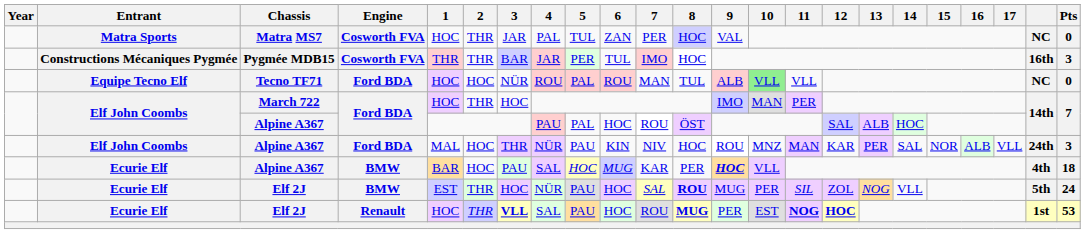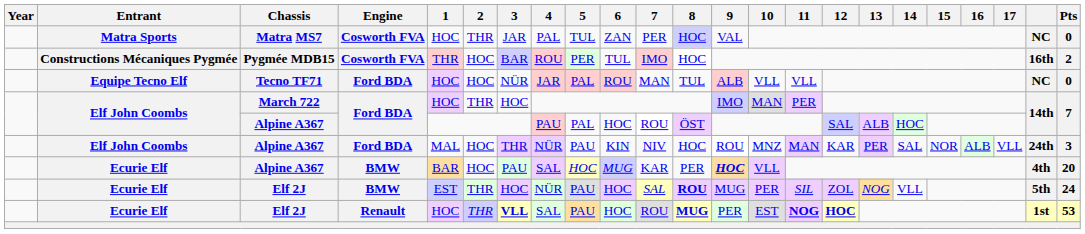(480, 58) THR -> (480, 58) HOC
(548, 58) JAR -> (548, 58) ROU
(1069, 58) 3 -> (1069, 58) 2
(548, 80) ROU -> (548, 80) JAR
(767, 80) lightgreen background -> (767, 80) no background
(1069, 167) 18 -> (1069, 167) 20
